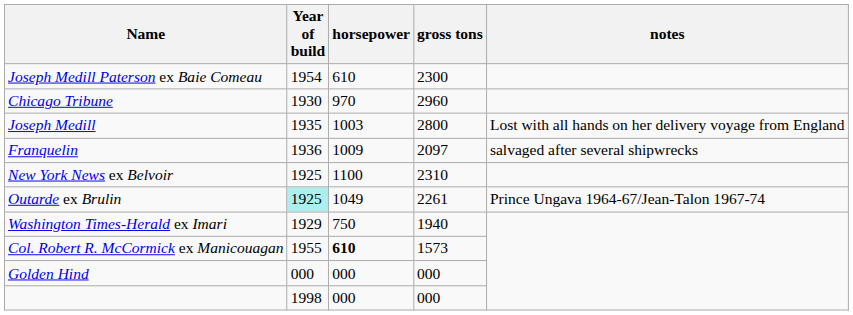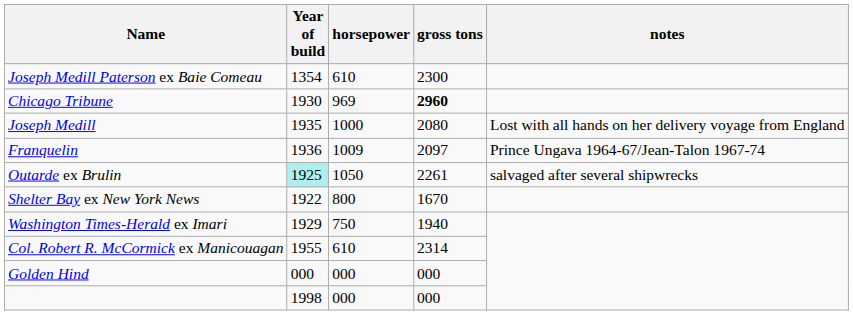(306, 76) 1954 -> (306, 76) 1354
(344, 100) 970 -> (344, 100) 969
(433, 100) normal -> (433, 100) bold
(348, 125) 1003 -> (348, 125) 1000
(433, 125) 2800 -> (433, 125) 2080
(594, 150) salvaged after several shipwrecks -> (628, 150) Prince Ungava 1964-67/Jean-Talon 1967-74
- row: (91, 174)
(348, 199) 1049 -> (348, 174) 1050
(628, 199) Prince Ungava 1964-67/Jean-Talon 1967-74 -> (594, 174) salvaged after several shipwrecks
+ row: (104, 199)
(344, 248) bold -> (344, 248) normal
(433, 248) 1573 -> (433, 248) 2314
